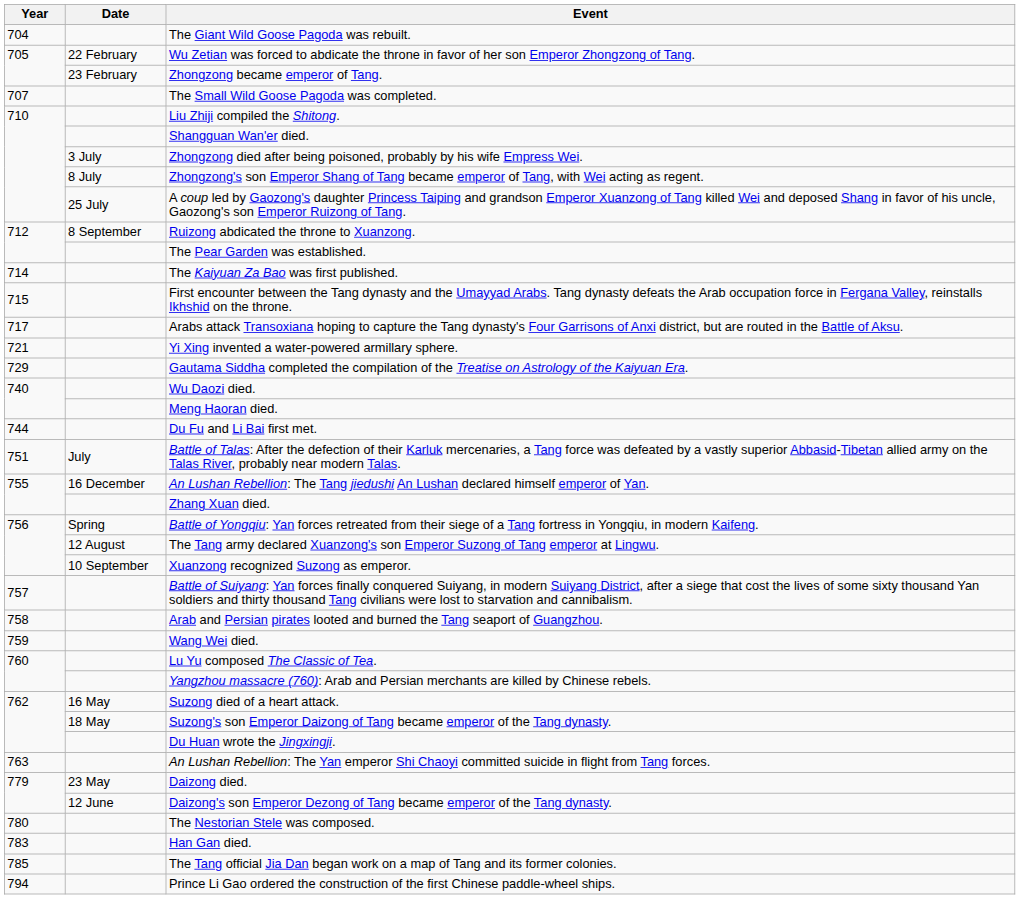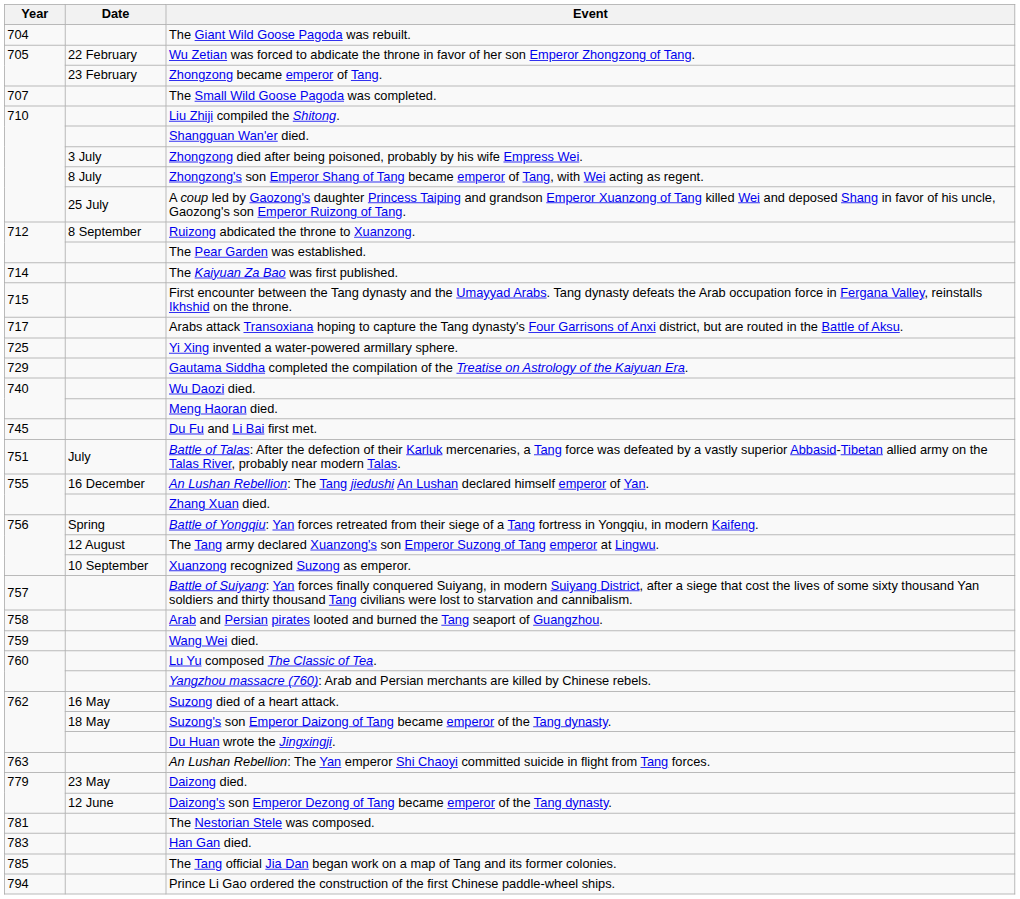(18, 347) 721 -> (18, 347) 725
(18, 429) 744 -> (18, 429) 745
(18, 823) 780 -> (18, 823) 781
